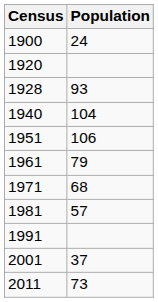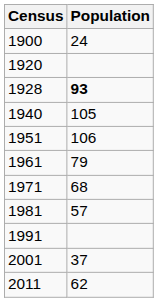(79, 89) normal -> (79, 89) bold
(83, 114) 104 -> (83, 114) 105
(79, 284) 73 -> (79, 284) 62
